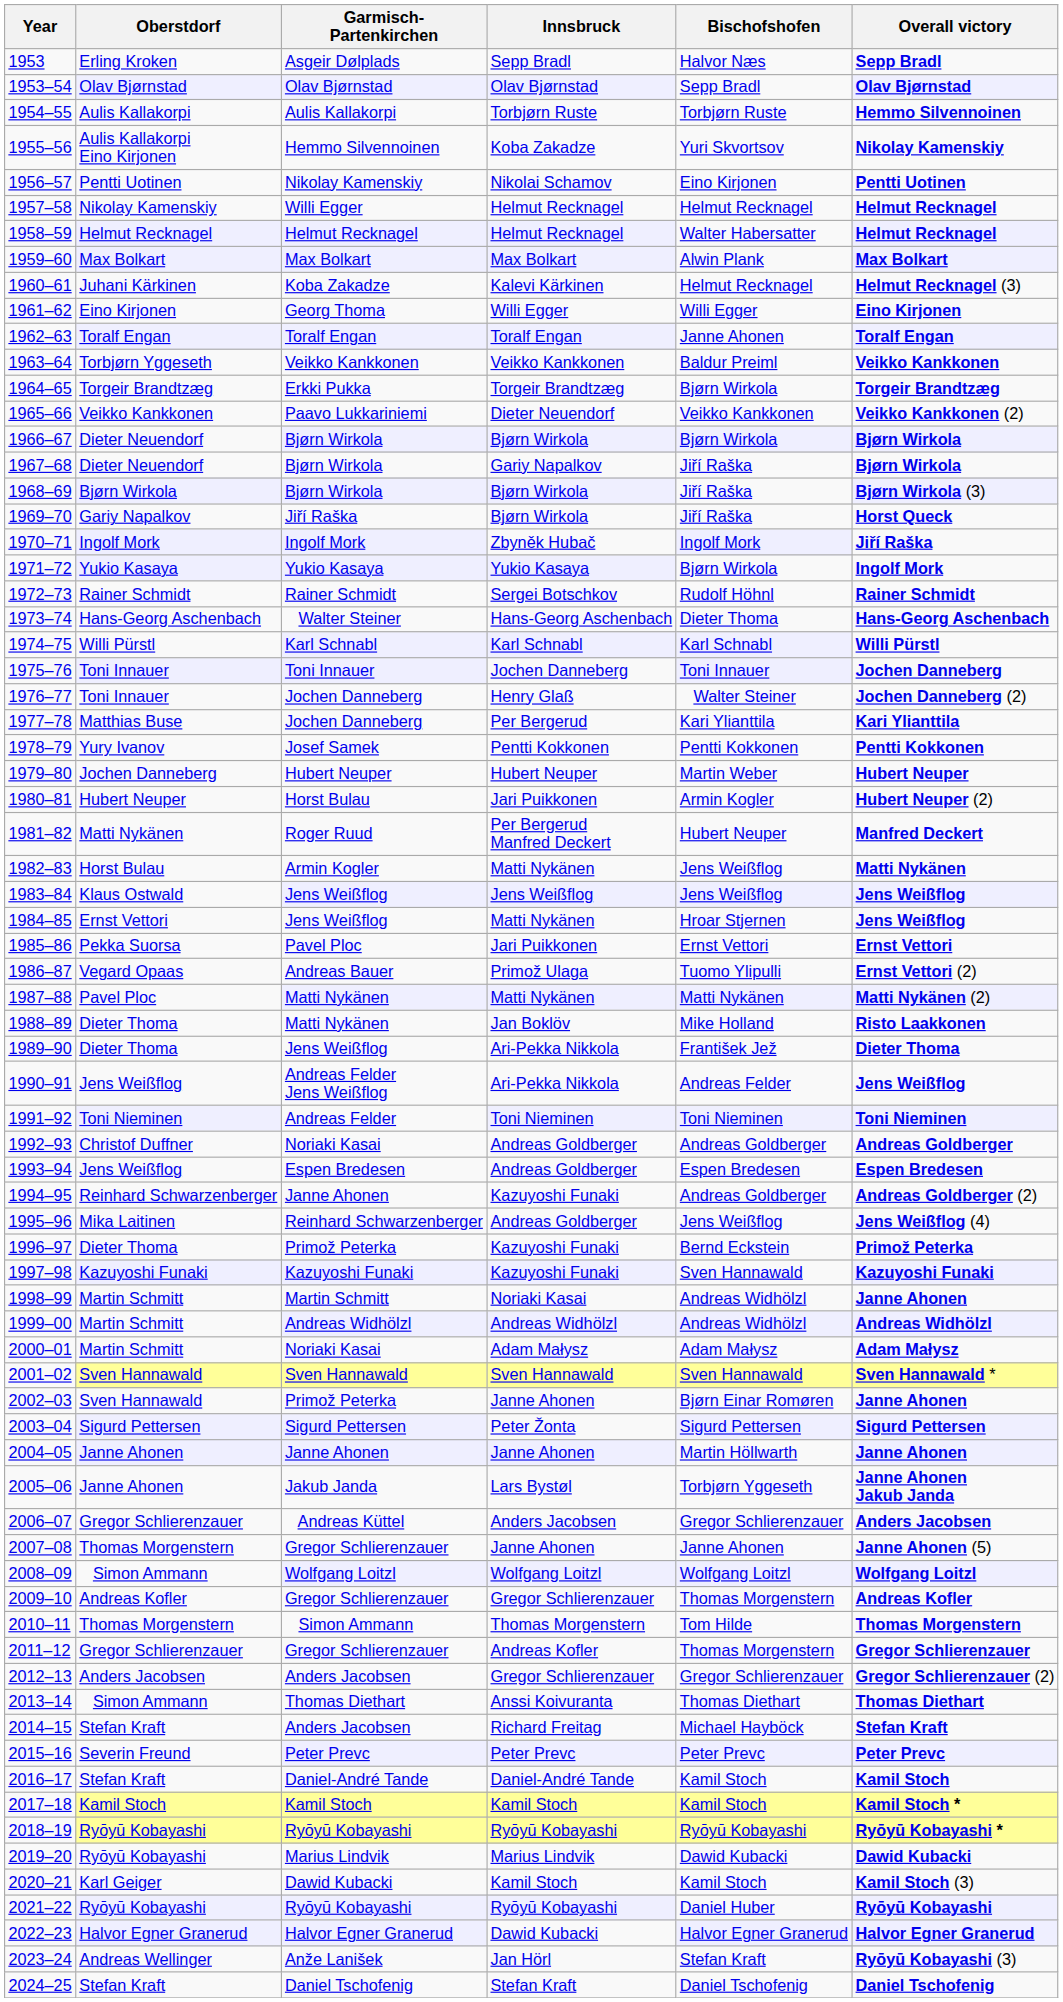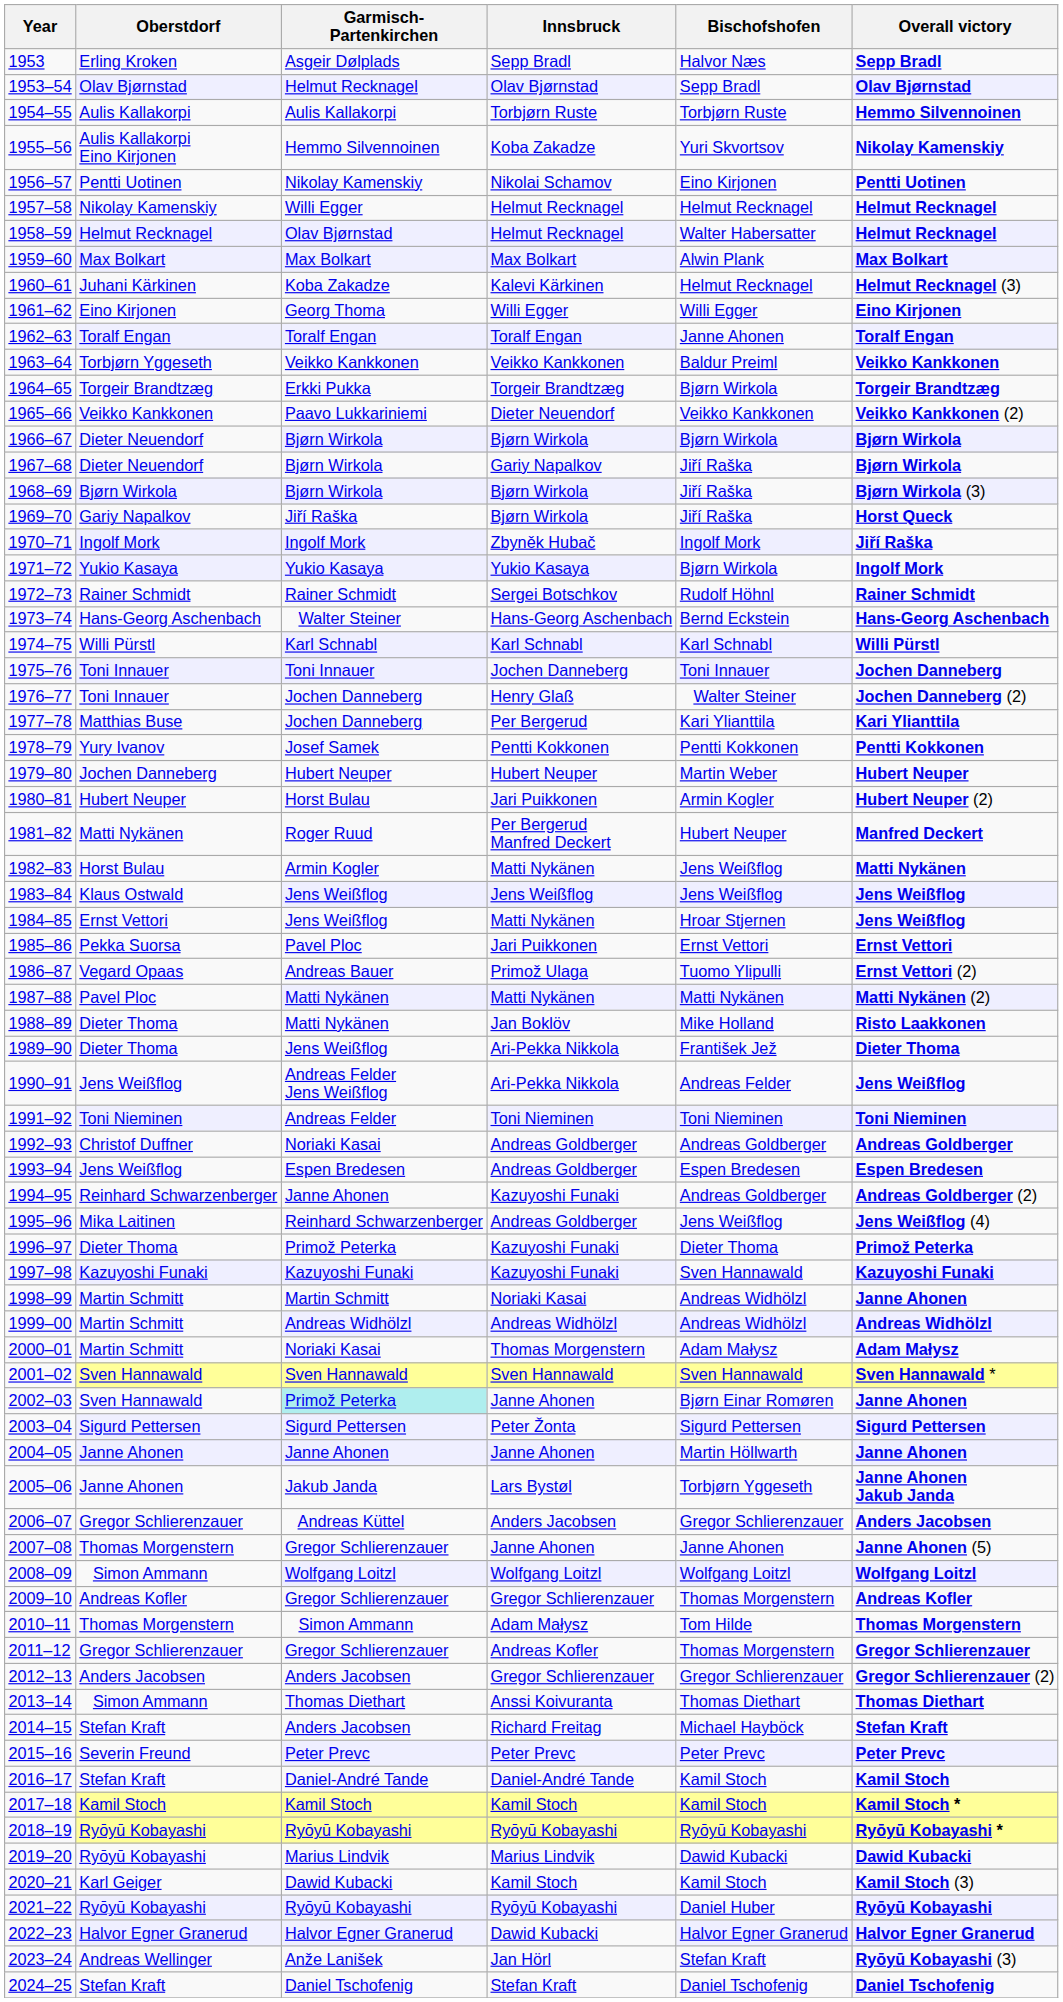(339, 87) Olav Bjørnstad -> (351, 87) Helmut Recknagel
(351, 234) Helmut Recknagel -> (339, 234) Olav Bjørnstad
(729, 620) Dieter Thoma -> (735, 620) Bernd Eckstein
(735, 1247) Bernd Eckstein -> (729, 1247) Dieter Thoma
(539, 1350) Adam Małysz -> (568, 1350) Thomas Morgenstern
(340, 1401) no background -> (340, 1401) paleturquoise background
(568, 1625) Thomas Morgenstern -> (539, 1625) Adam Małysz
